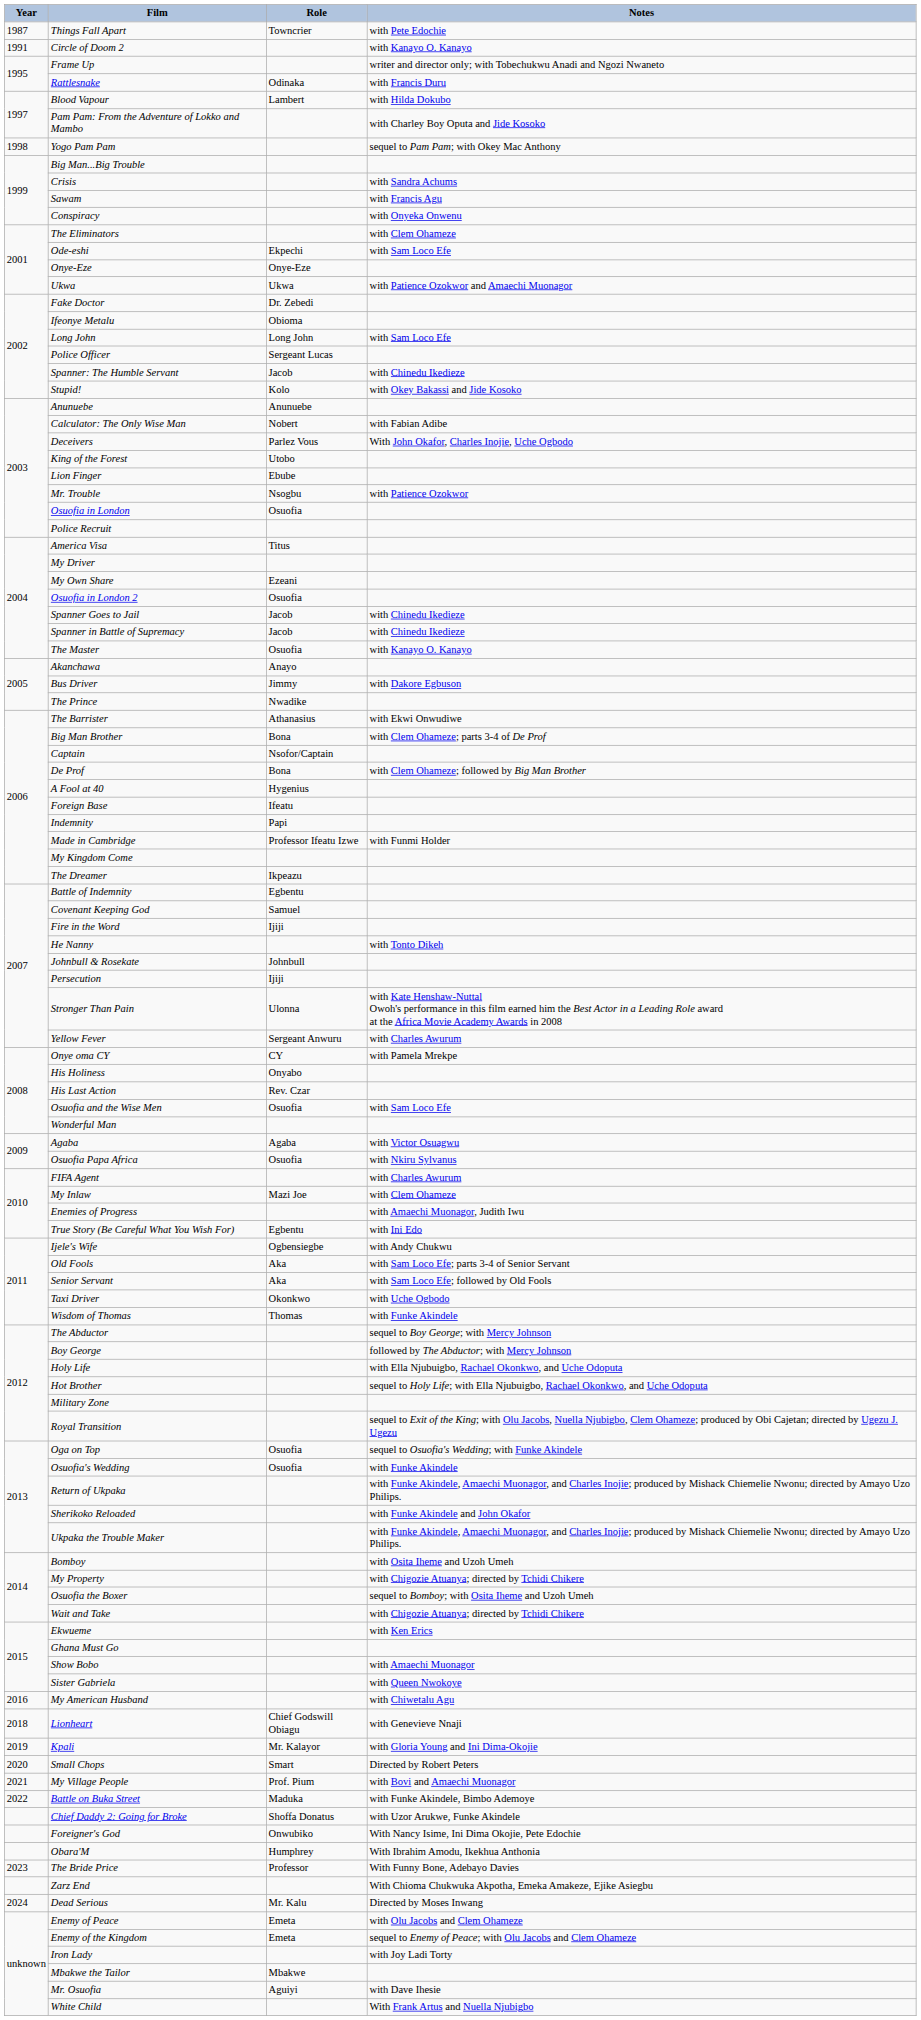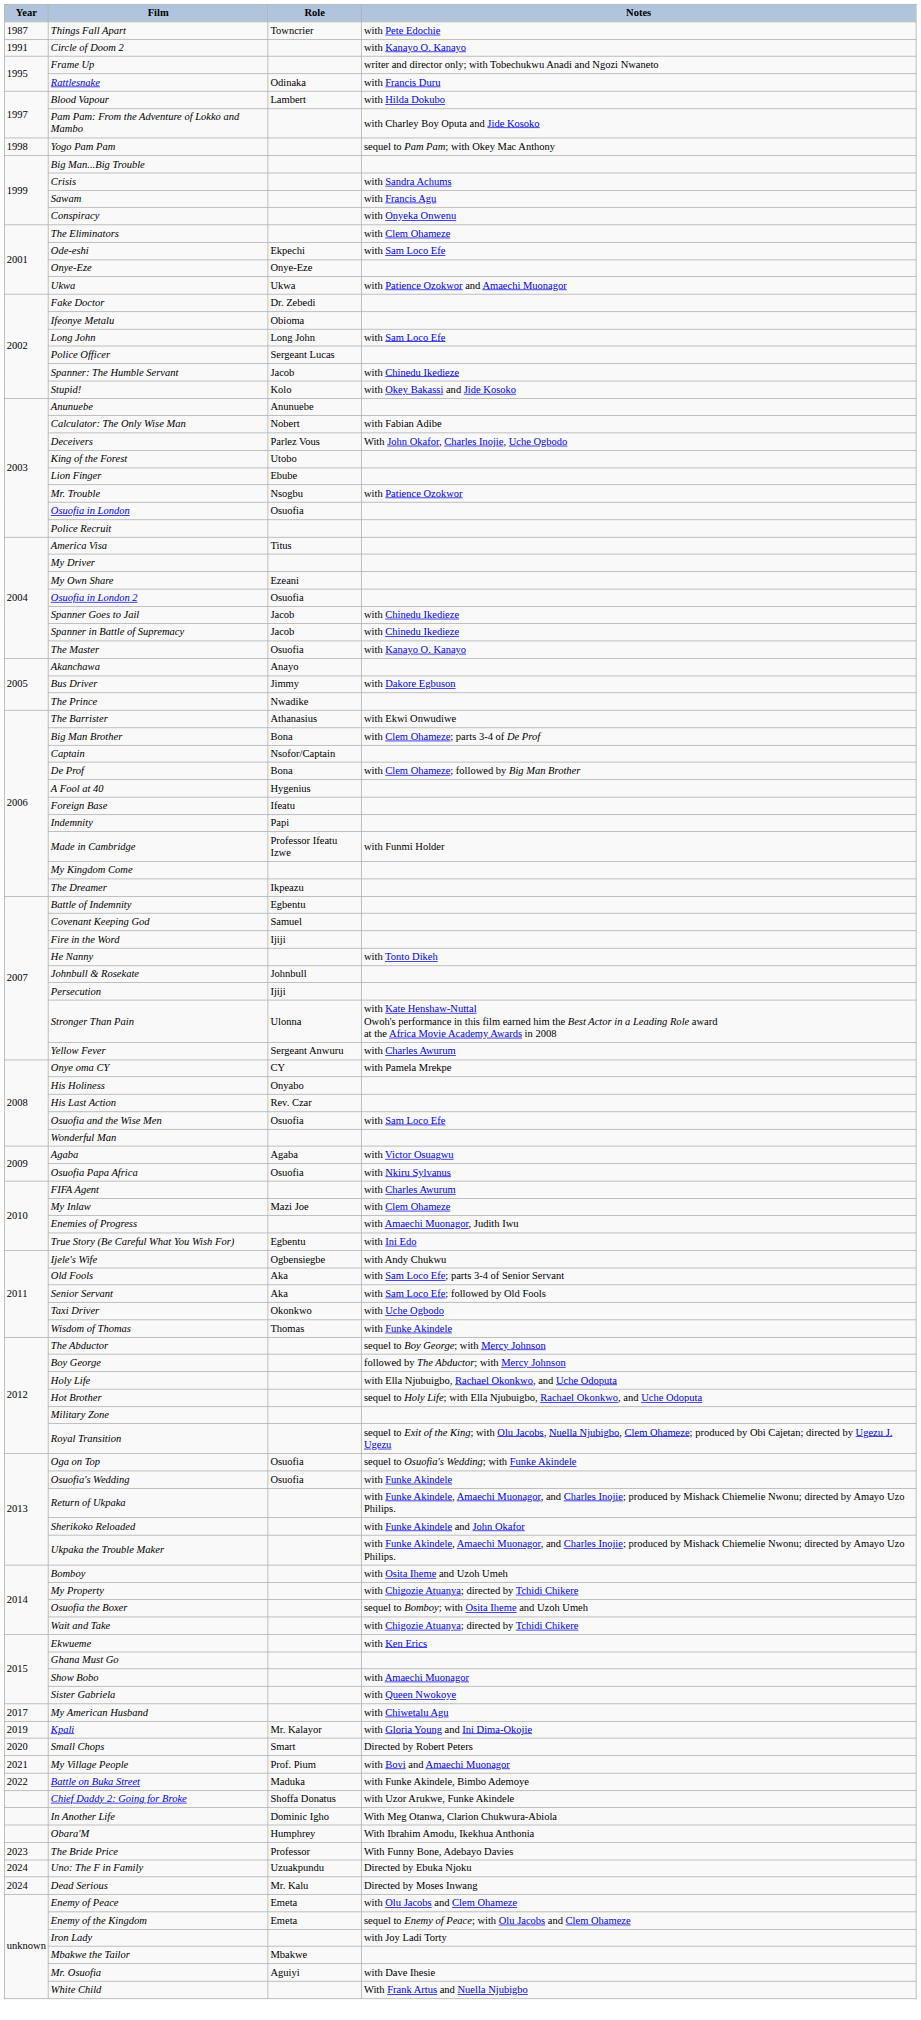(17, 1700) 2016 -> (17, 1712) 2017
- row: (72, 1723)
+ row: (83, 1816)
- row: (85, 1834)
- row: (70, 1886)
+ row: (97, 1868)
